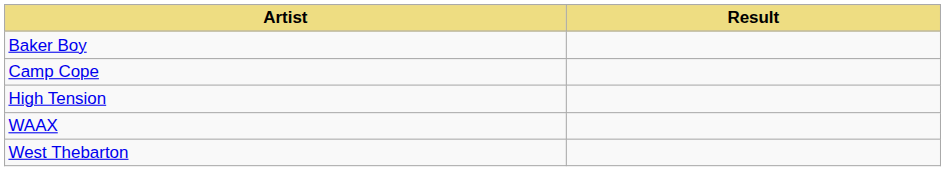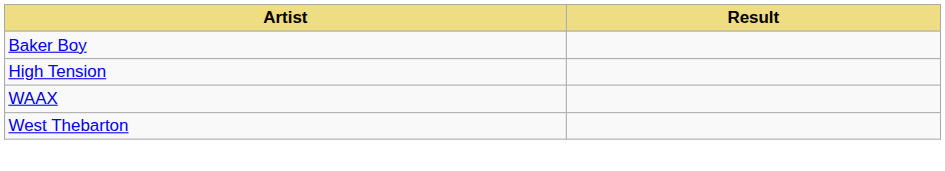- row: (54, 71)
